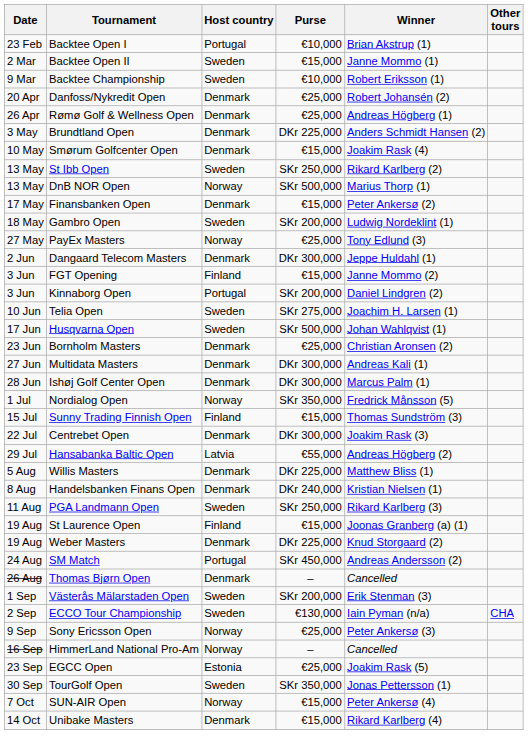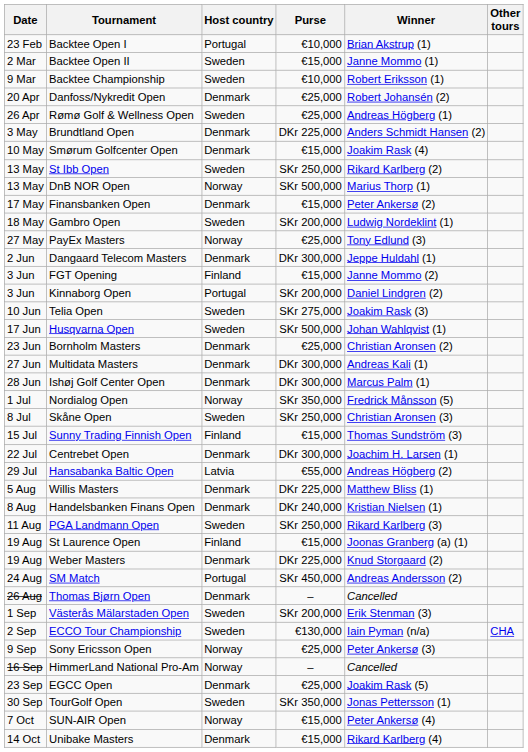(227, 115) Denmark -> (225, 115) Sweden
(402, 311) Joachim H. Larsen (1) -> (388, 311) Joakim Rask (3)
+ row: (80, 418)
(388, 436) Joakim Rask (3) -> (402, 453) Joachim H. Larsen (1)
(223, 667) Estonia -> (227, 685) Denmark
